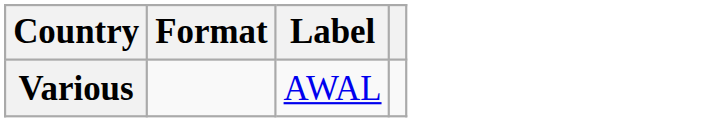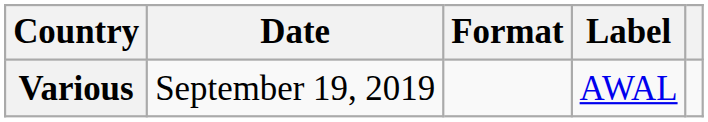+ column: (295, 32)
